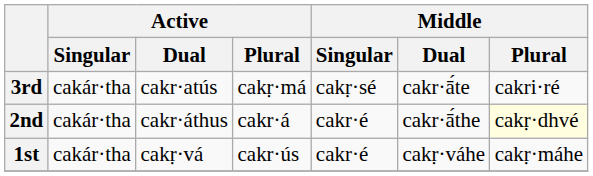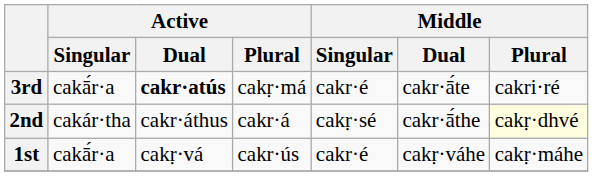(92, 87) cakár·tha -> (84, 87) cakā́r·a
(179, 87) normal -> (183, 87) bold
(346, 87) cakṛ·sé -> (342, 87) cakr·é
(342, 120) cakr·é -> (346, 120) cakṛ·sé
(92, 154) cakár·tha -> (84, 154) cakā́r·a
